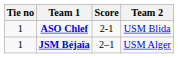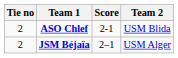(20, 28) 1 -> (20, 28) 2
(20, 45) 1 -> (20, 45) 2
